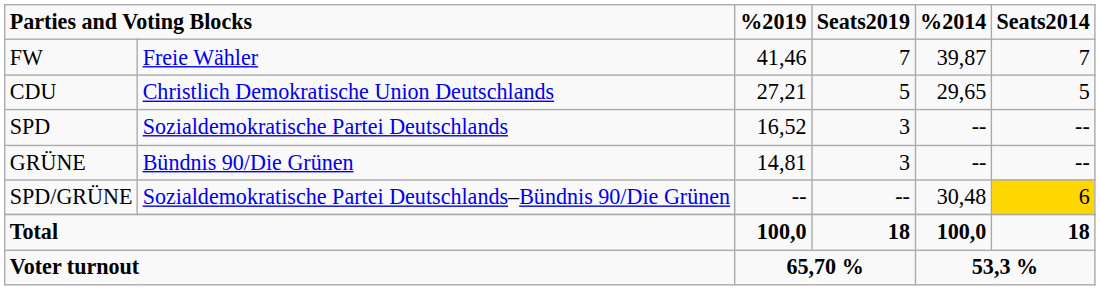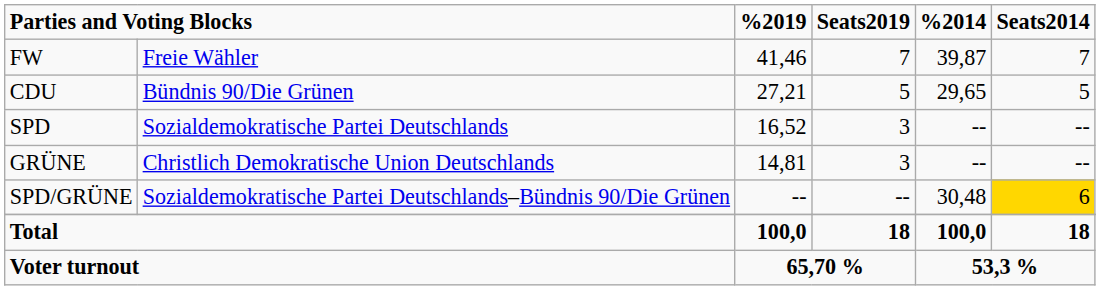(348, 92) Christlich Demokratische Union Deutschlands -> (248, 92) Bündnis 90/Die Grünen
(248, 162) Bündnis 90/Die Grünen -> (348, 162) Christlich Demokratische Union Deutschlands
